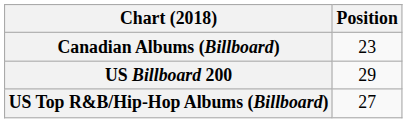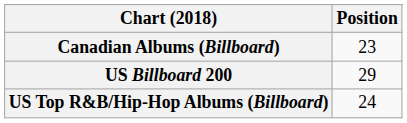(367, 103) 27 -> (367, 103) 24
